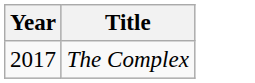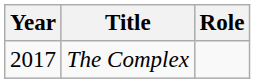+ column: (222, 22)
